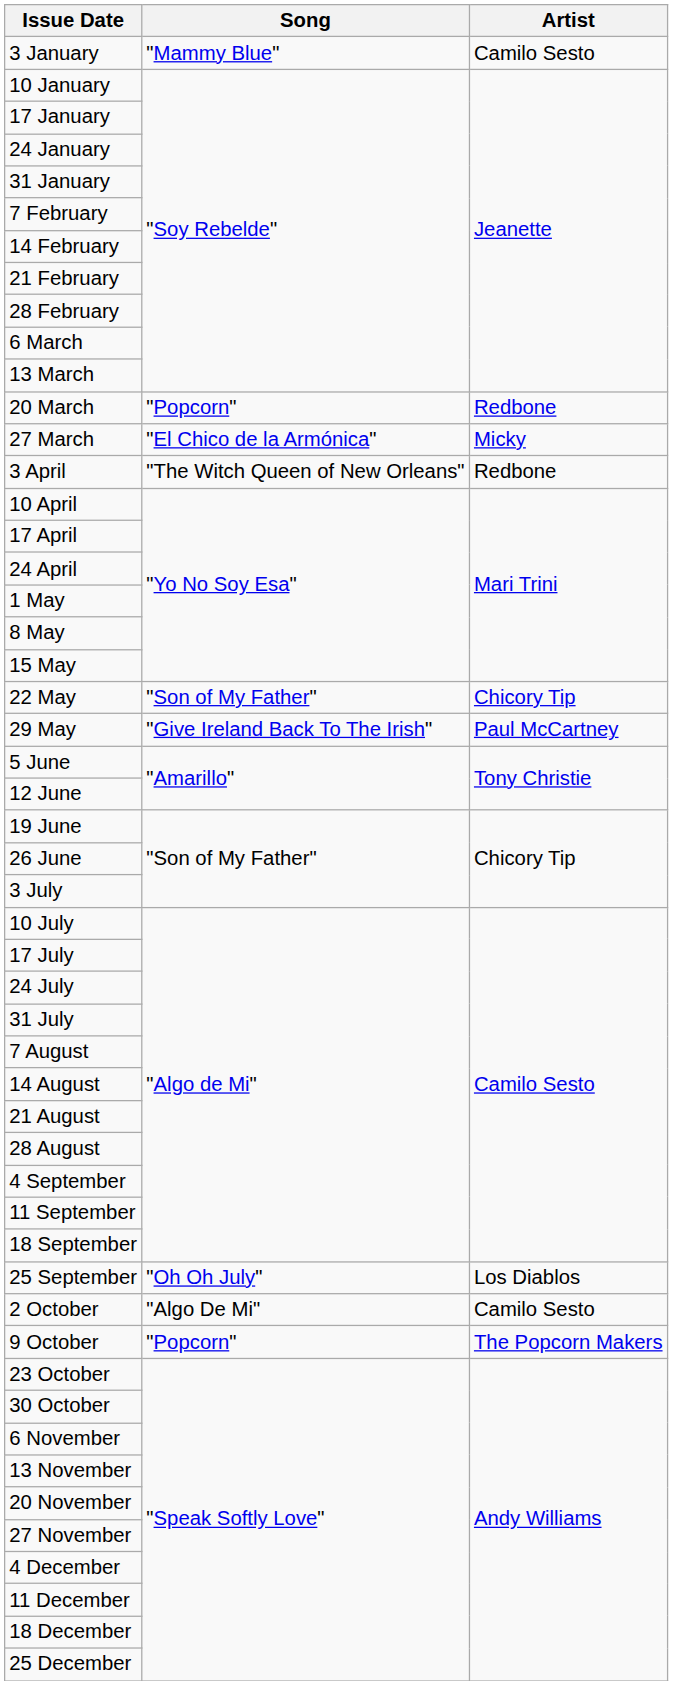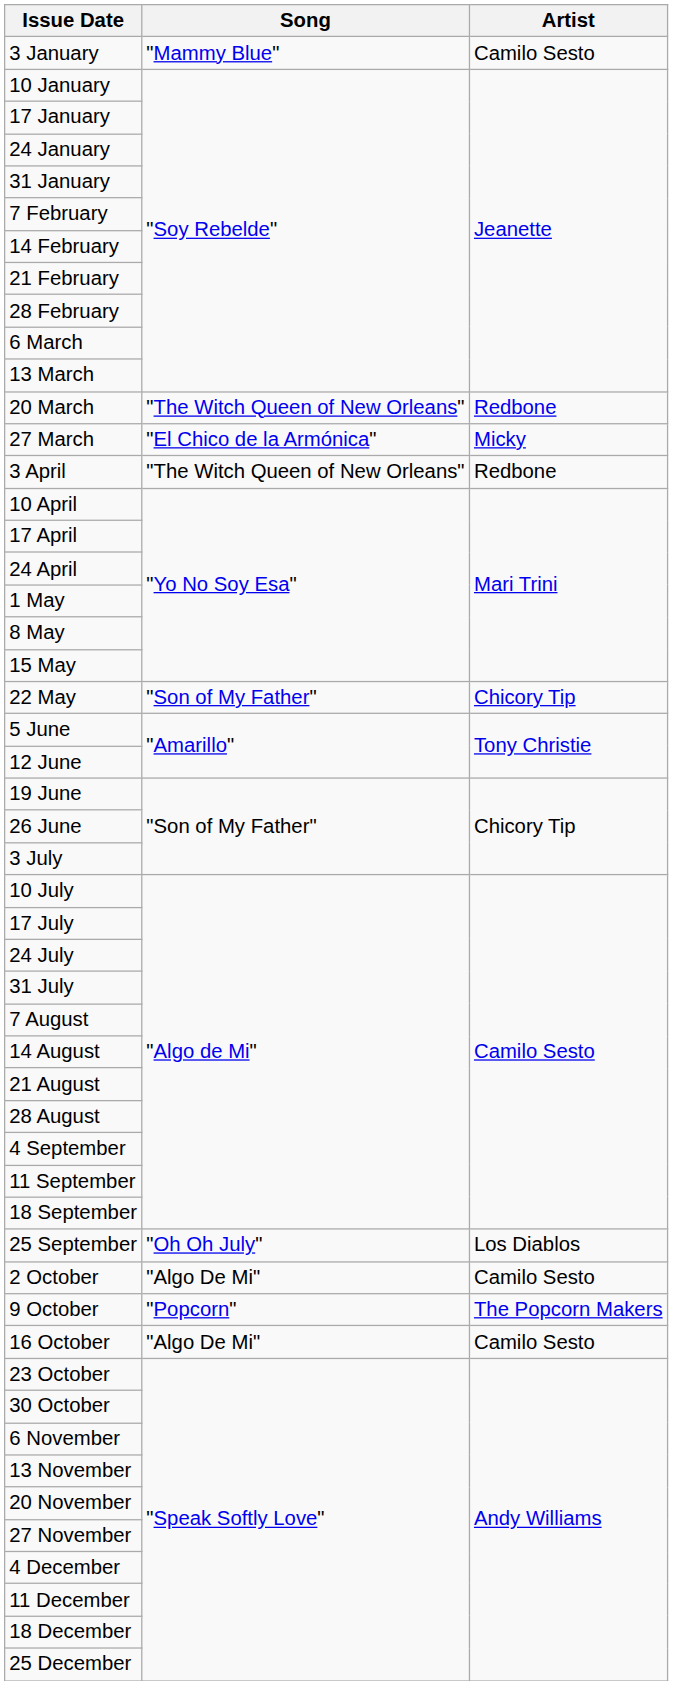(191, 407) "Popcorn" -> (305, 407) "The Witch Queen of New Orleans"
- row: (43, 729)
+ row: (60, 1341)
